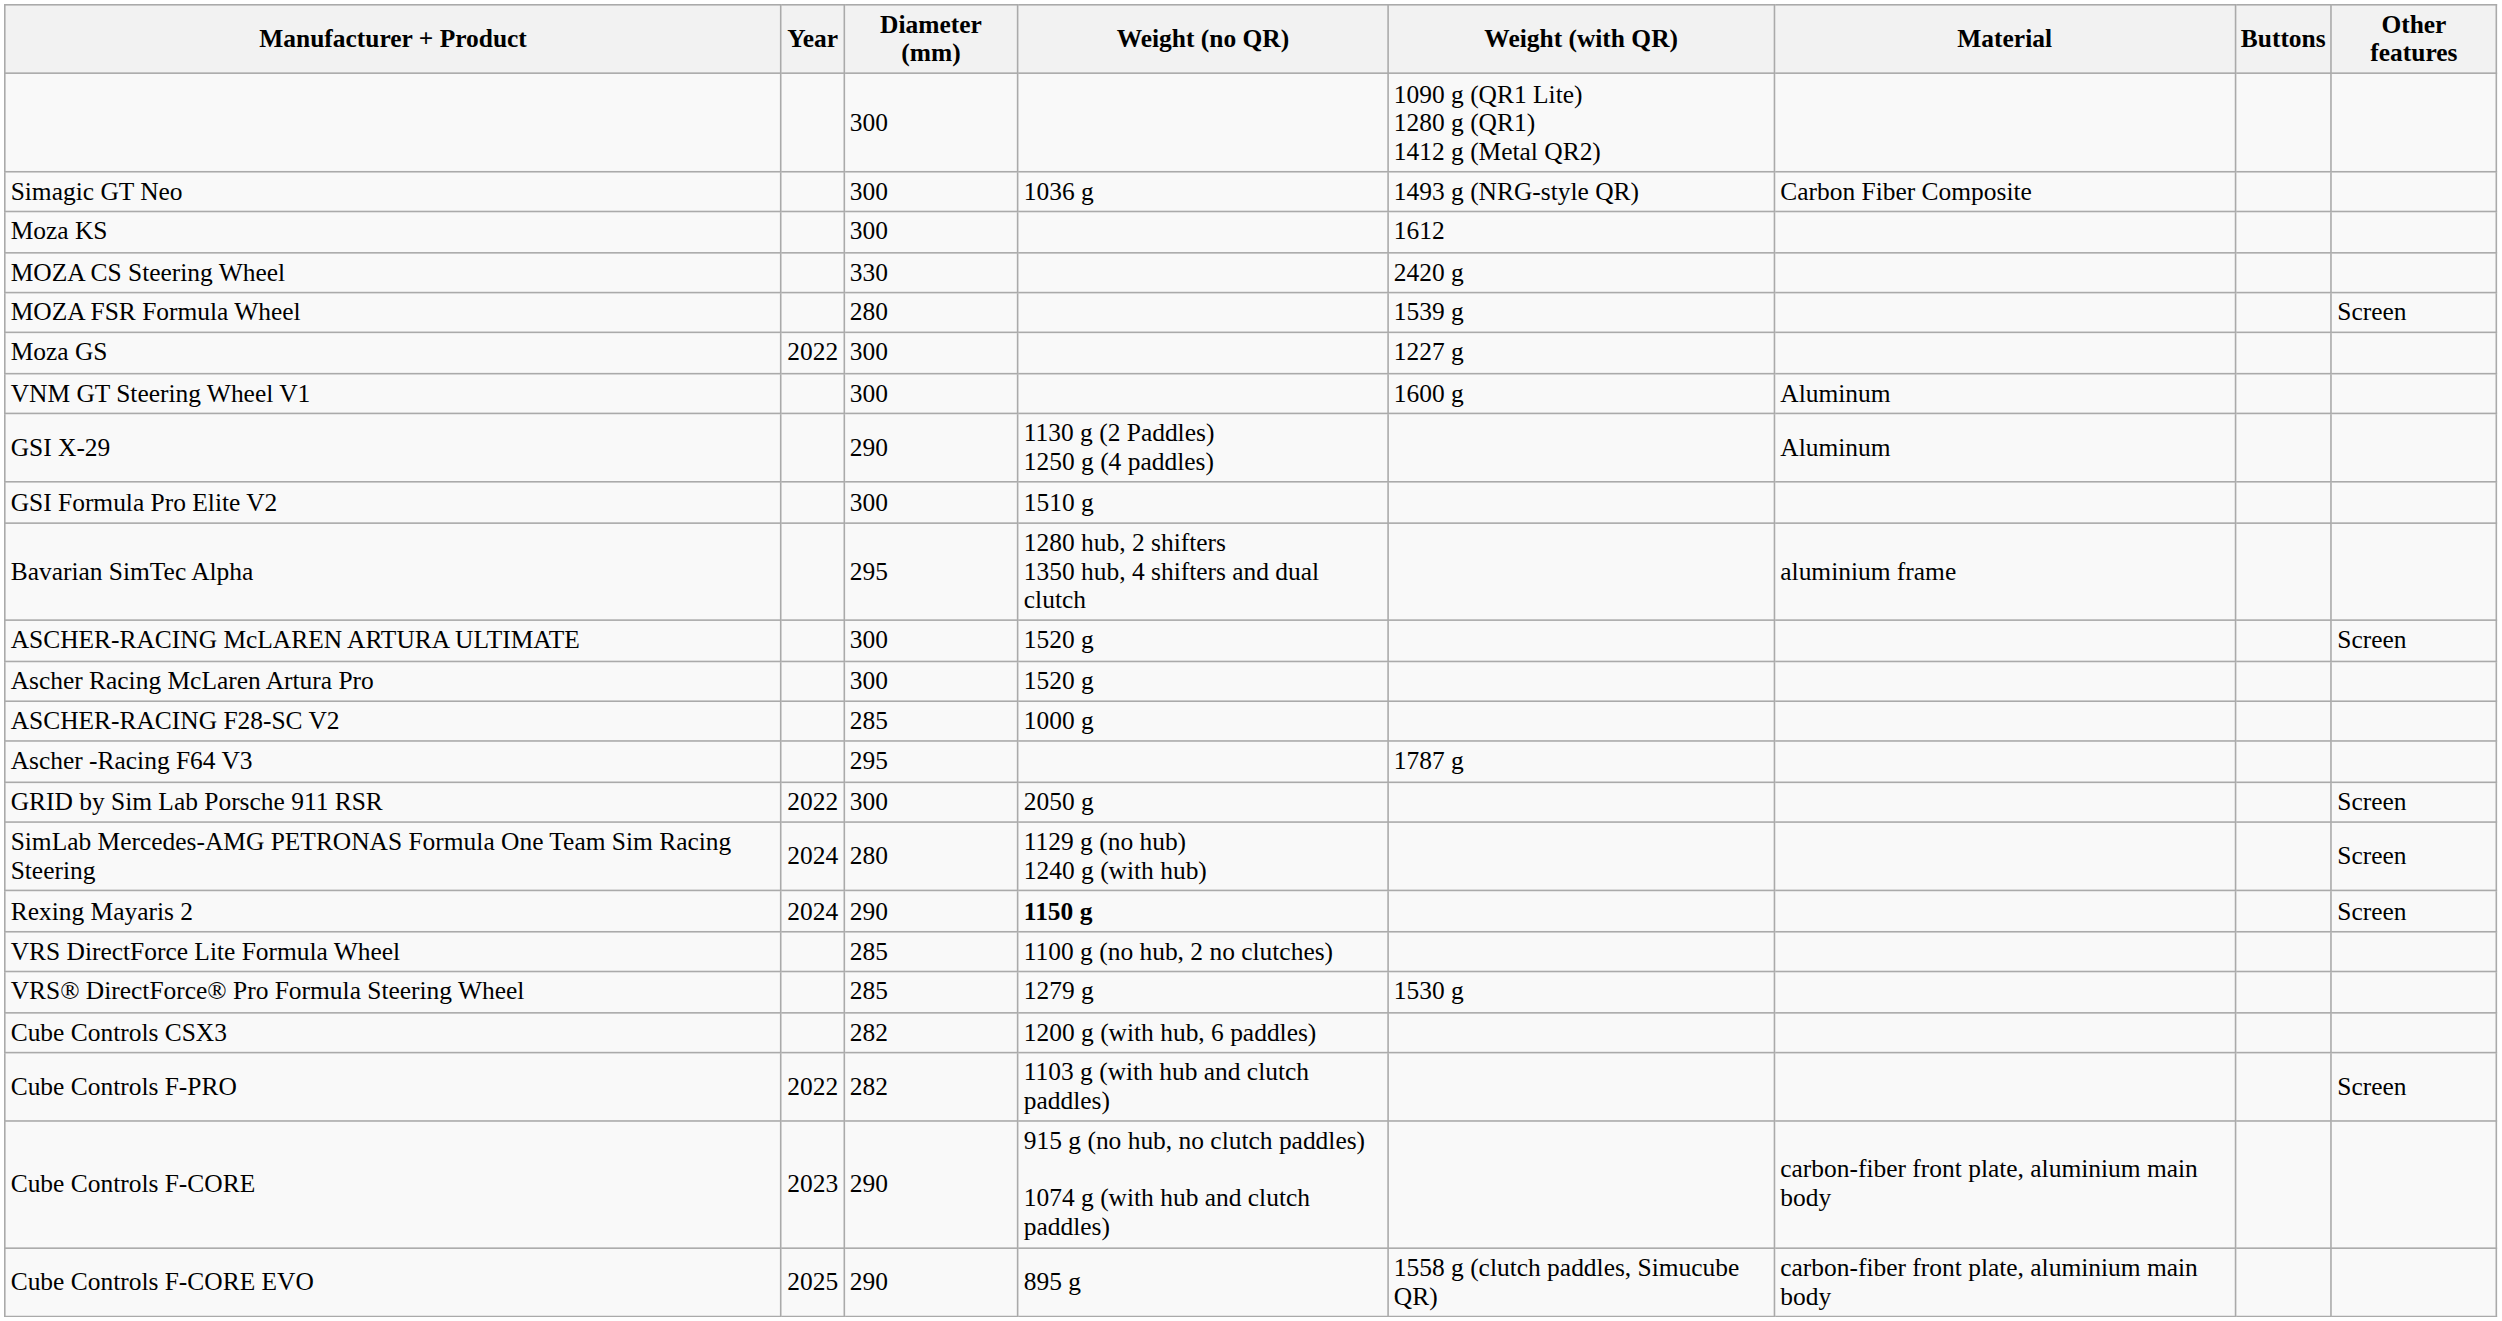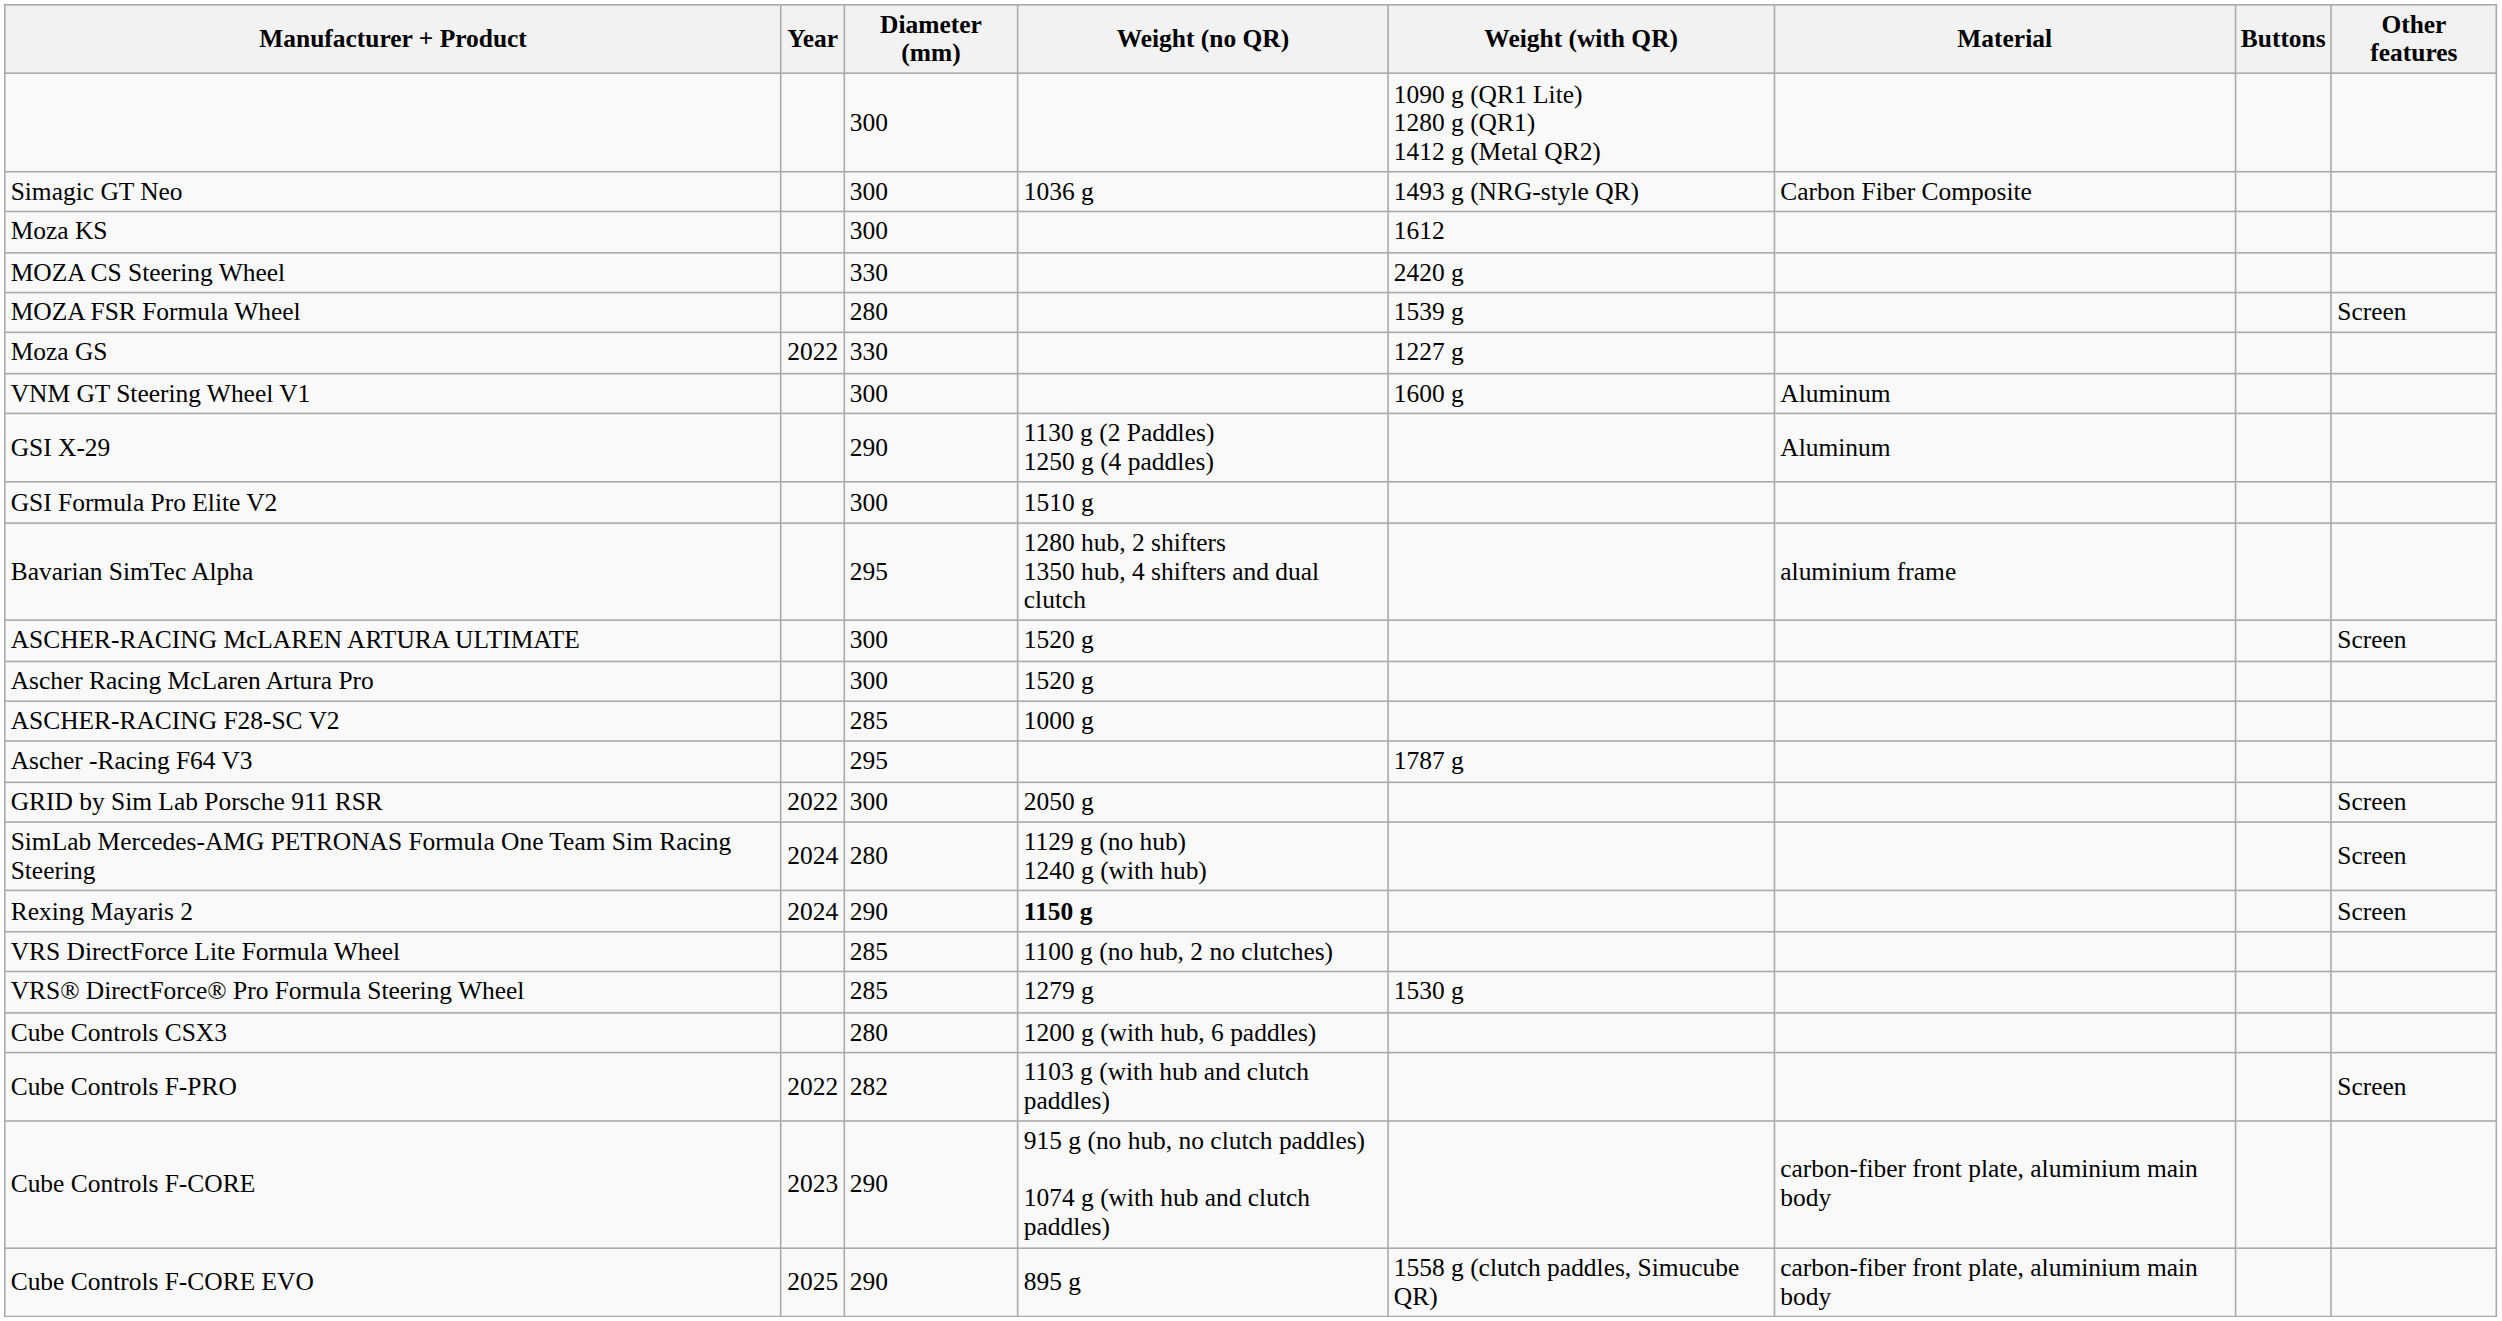(869, 352) 300 -> (869, 352) 330
(869, 1031) 282 -> (869, 1031) 280
